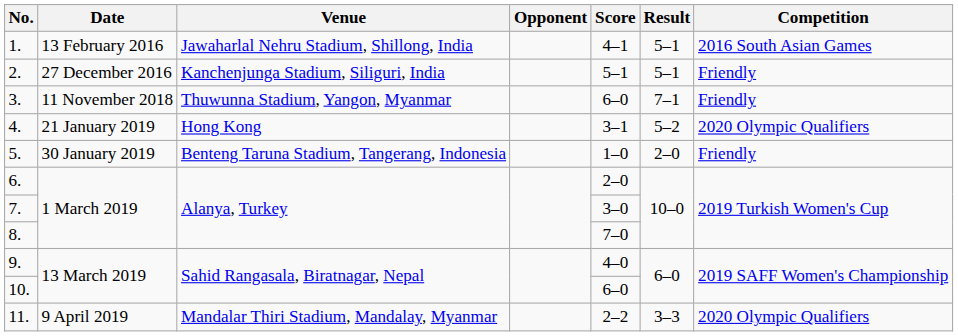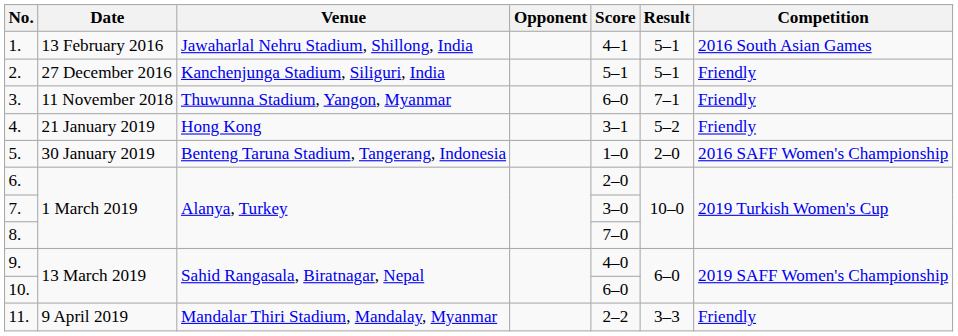(784, 126) 2020 Olympic Qualifiers -> (727, 126) Friendly
(727, 153) Friendly -> (823, 153) 2016 SAFF Women's Championship
(784, 316) 2020 Olympic Qualifiers -> (727, 316) Friendly
